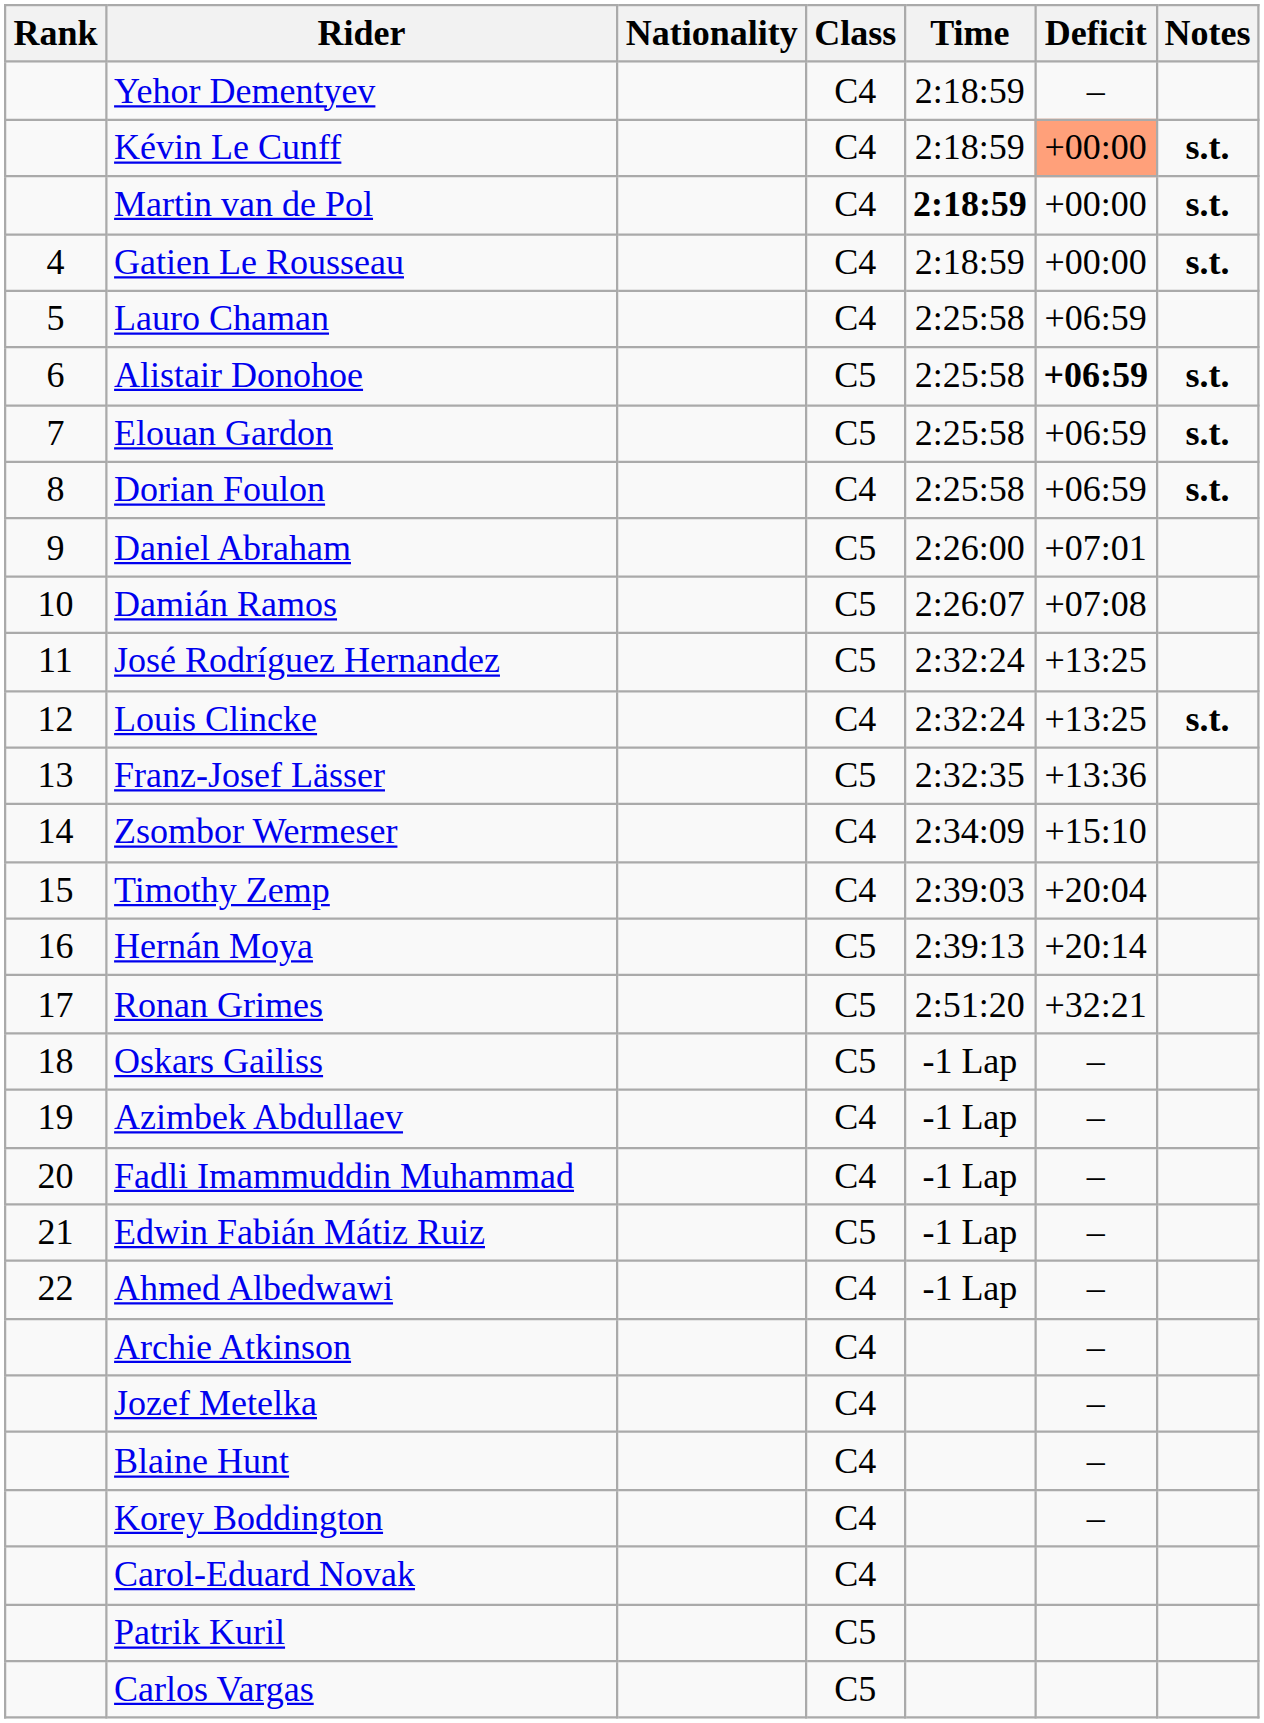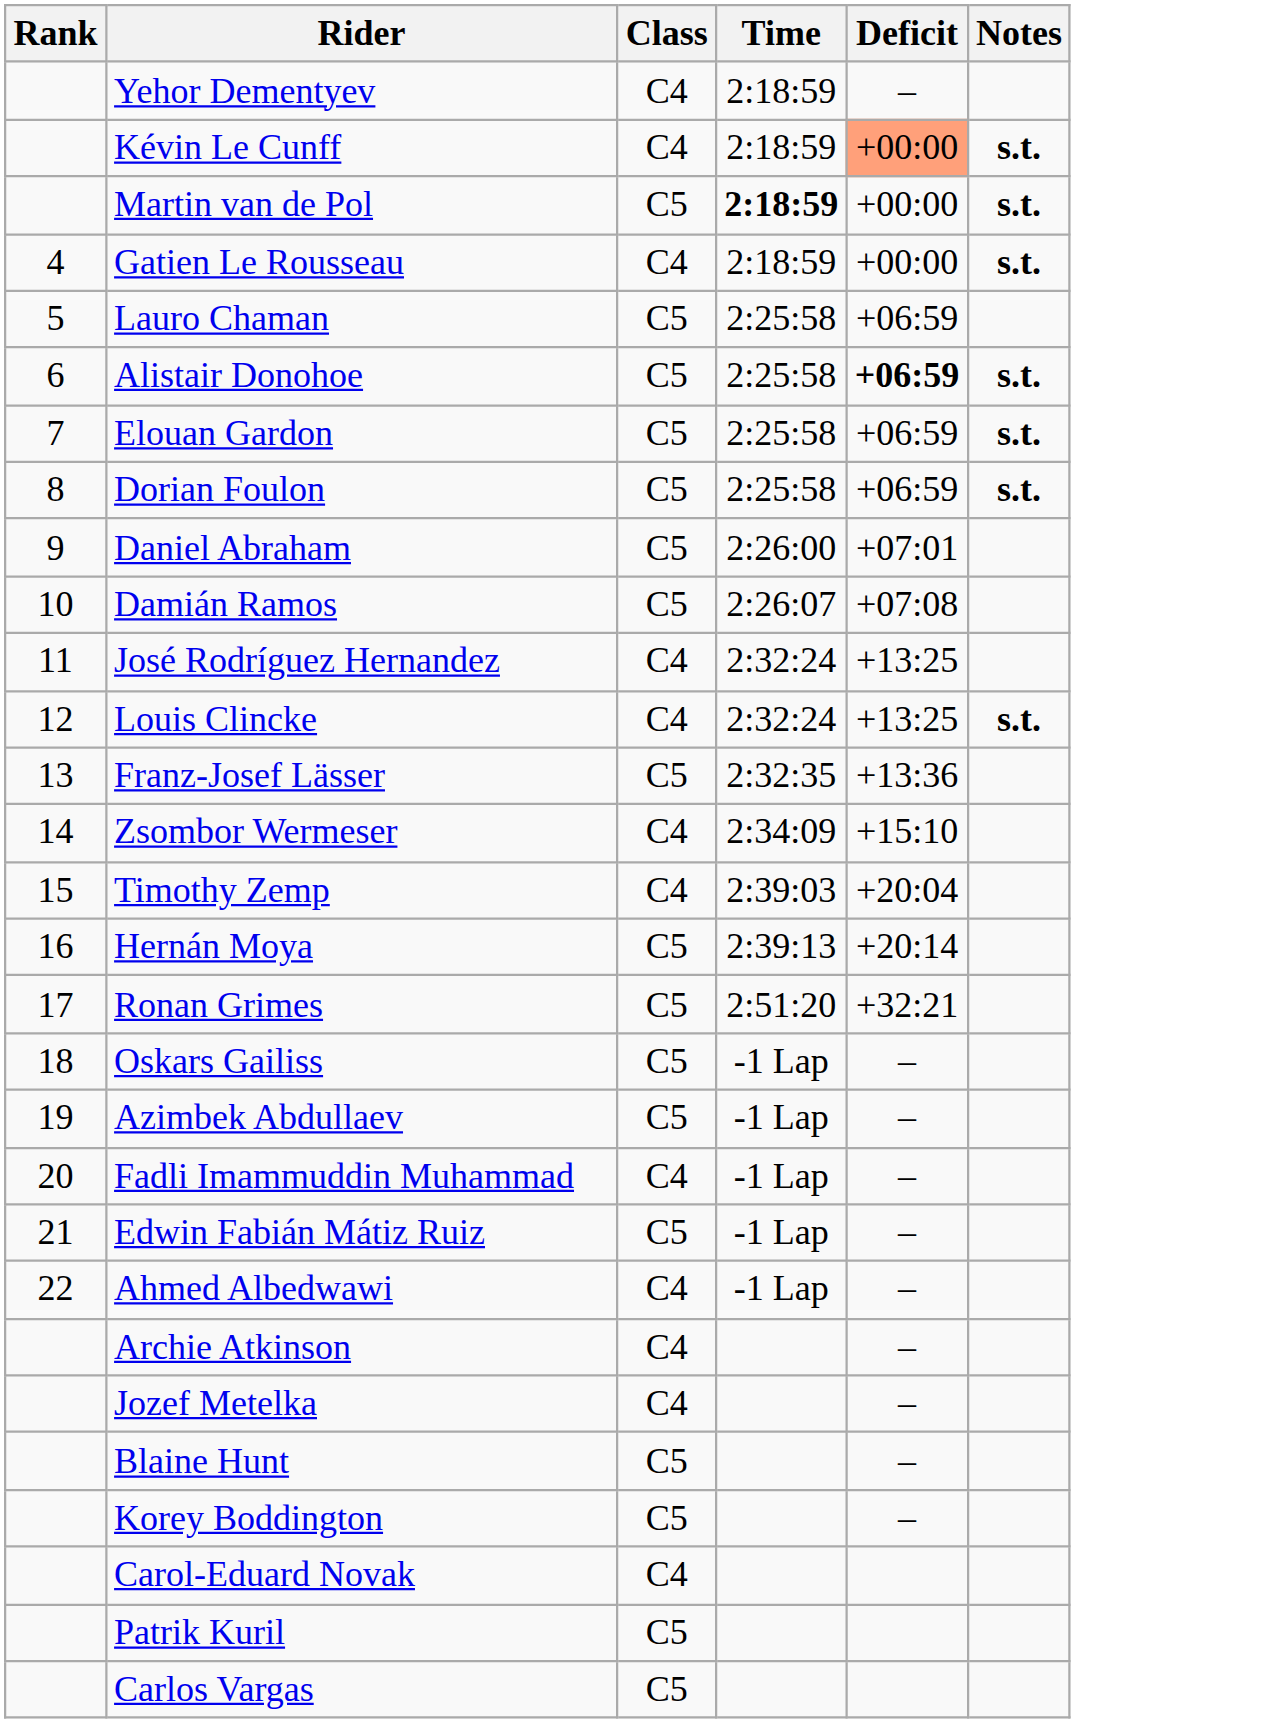- column: (712, 33)
(855, 204) C4 -> (667, 204) C5
(855, 318) C4 -> (667, 318) C5
(855, 489) C4 -> (667, 489) C5
(855, 661) C5 -> (667, 661) C4
(855, 1117) C4 -> (667, 1117) C5
(855, 1460) C4 -> (667, 1460) C5
(855, 1517) C4 -> (667, 1517) C5
